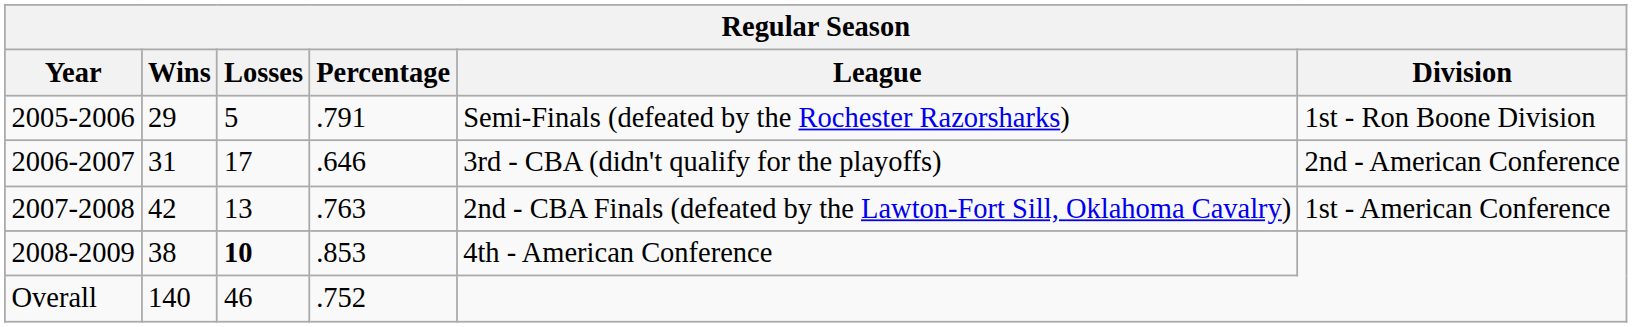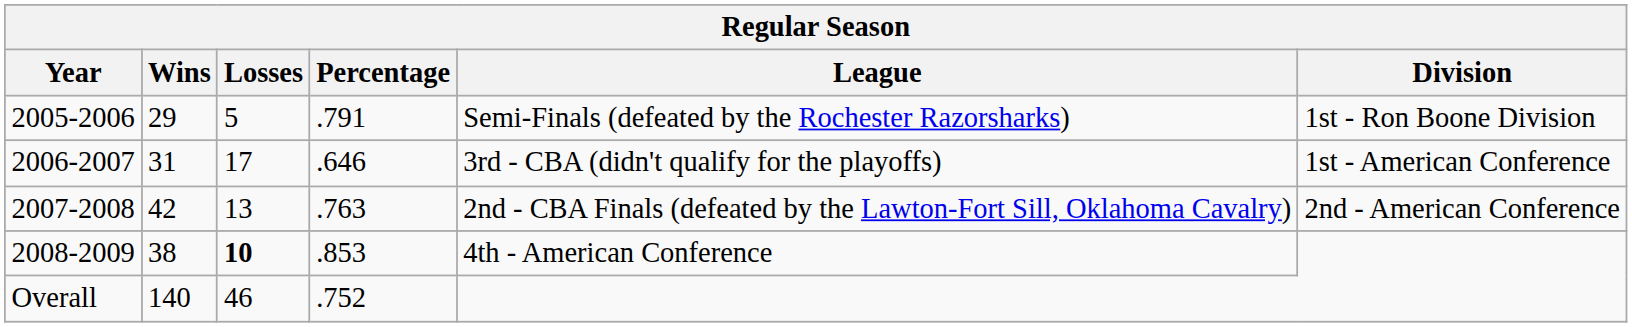(1462, 162) 2nd - American Conference -> (1457, 162) 1st - American Conference
(1457, 207) 1st - American Conference -> (1462, 207) 2nd - American Conference
